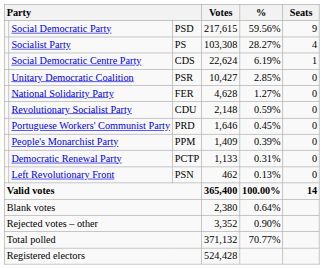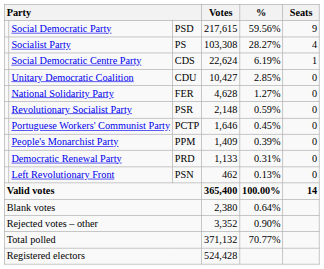(184, 77) PSR -> (186, 77) CDU
(186, 110) CDU -> (184, 110) PSR
(185, 126) PRD -> (187, 126) PCTP
(187, 158) PCTP -> (185, 158) PRD
